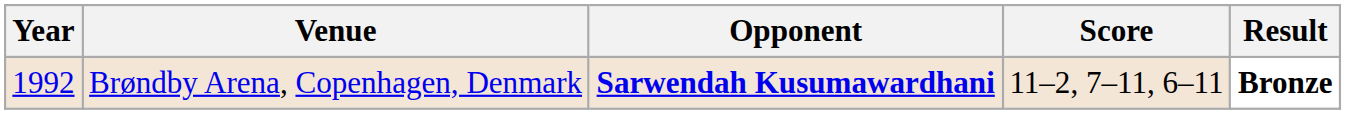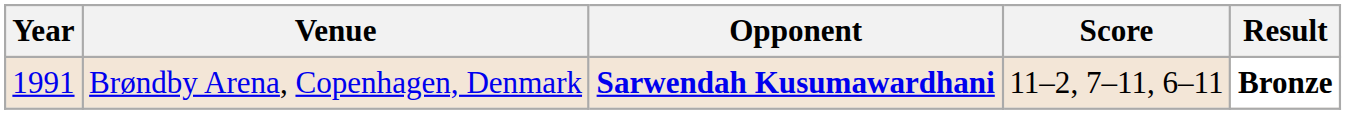(43, 81) 1992 -> (43, 81) 1991
